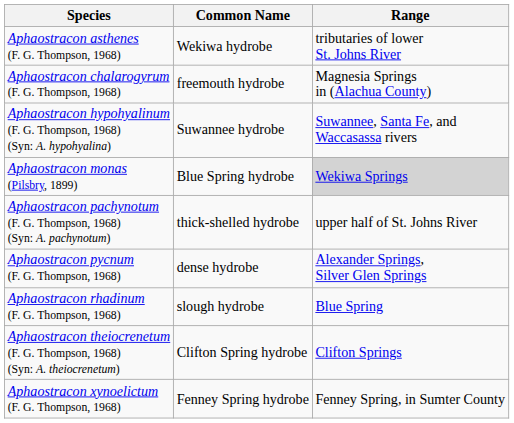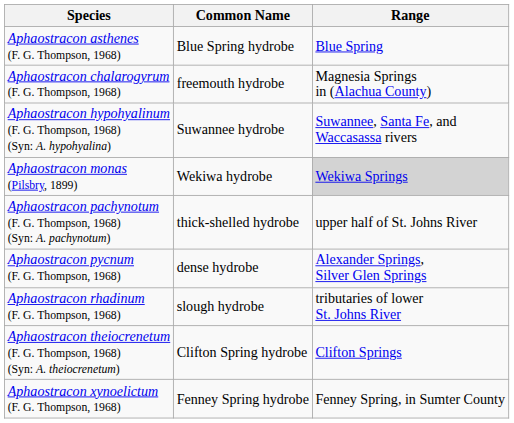(224, 45) Wekiwa hydrobe -> (235, 45) Blue Spring hydrobe
(369, 45) tributaries of lower St. Johns River -> (349, 45) Blue Spring
(235, 176) Blue Spring hydrobe -> (224, 176) Wekiwa hydrobe
(349, 306) Blue Spring -> (369, 306) tributaries of lower St. Johns River
